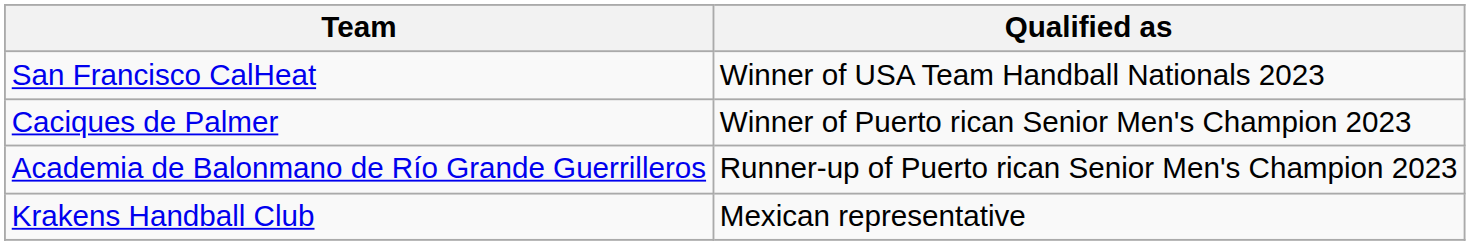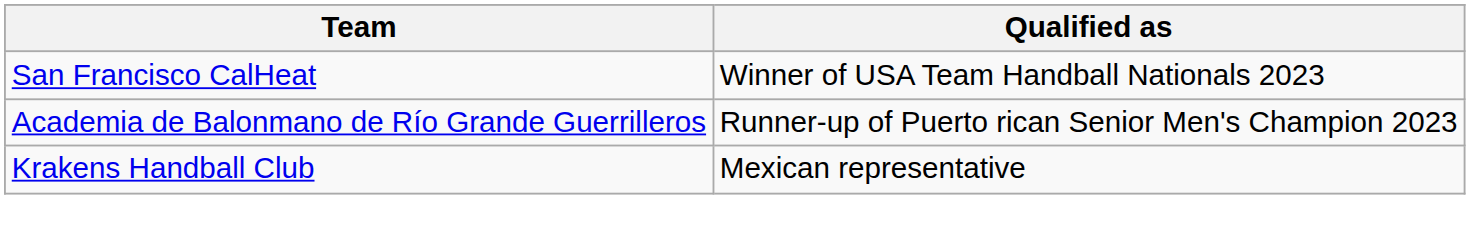- row: (145, 121)
